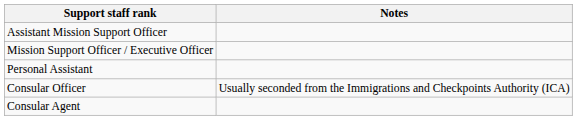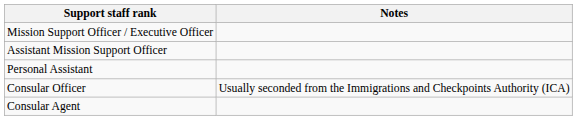rows swapped: (110, 50) <-> (87, 32)
